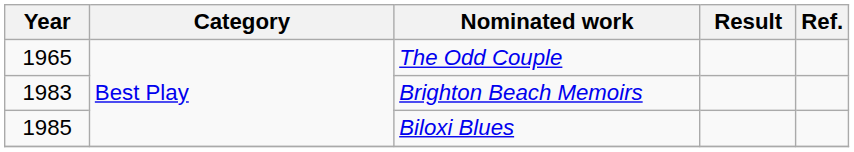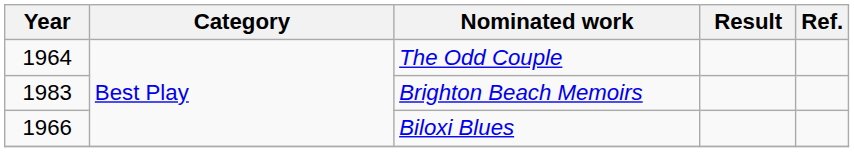(47, 57) 1965 -> (47, 57) 1964
(47, 127) 1985 -> (47, 127) 1966
